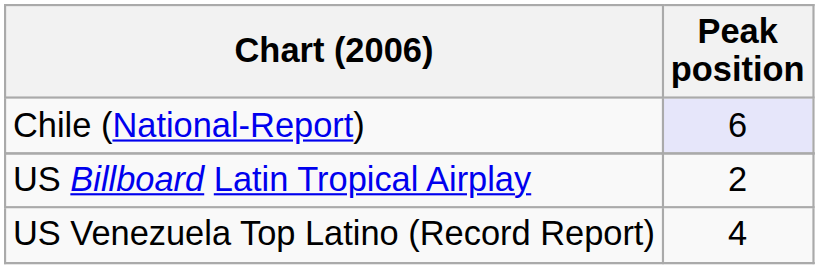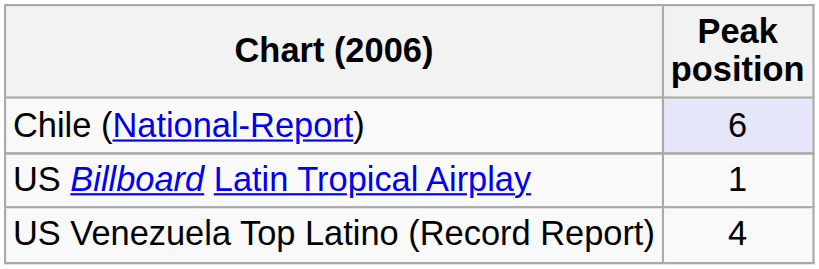(738, 179) 2 -> (738, 179) 1
